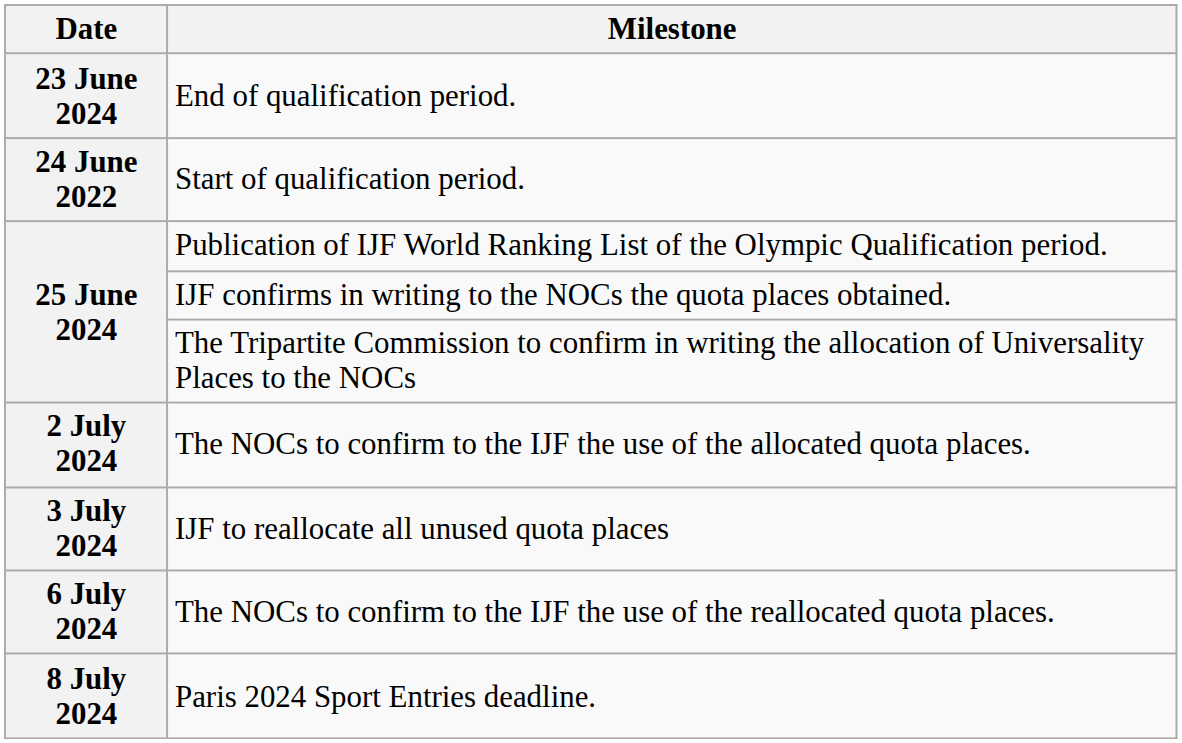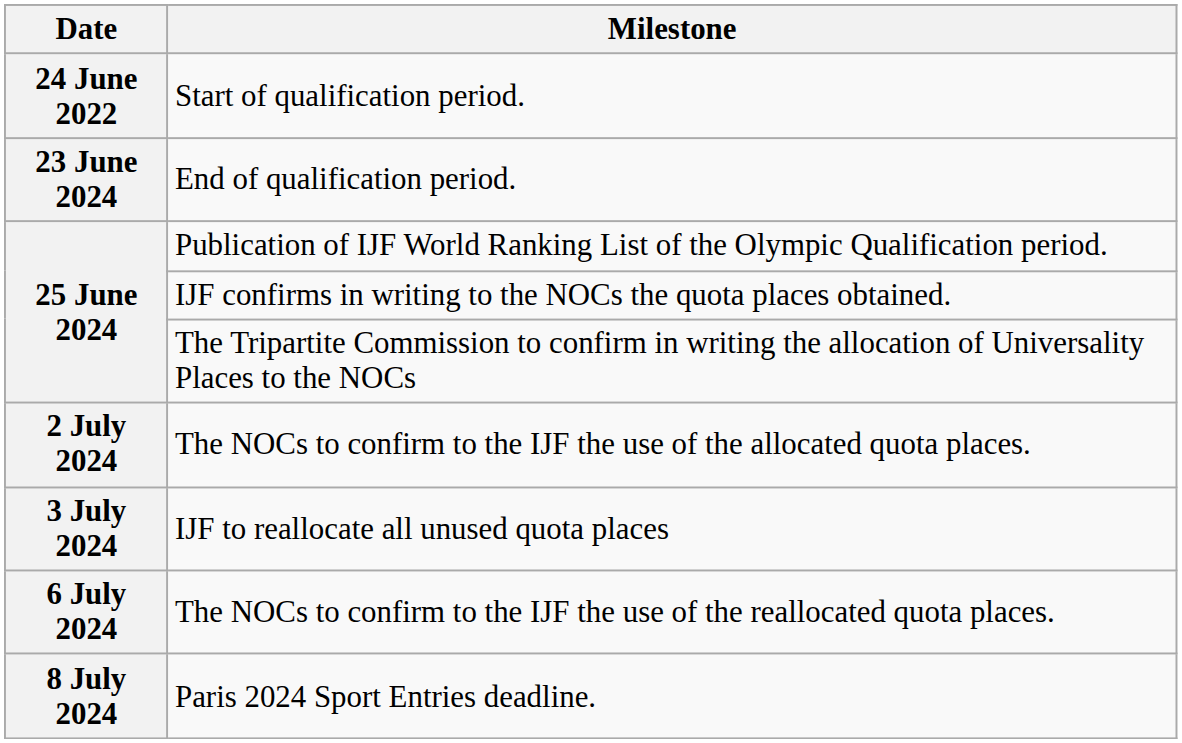rows swapped: (350, 179) <-> (346, 95)
